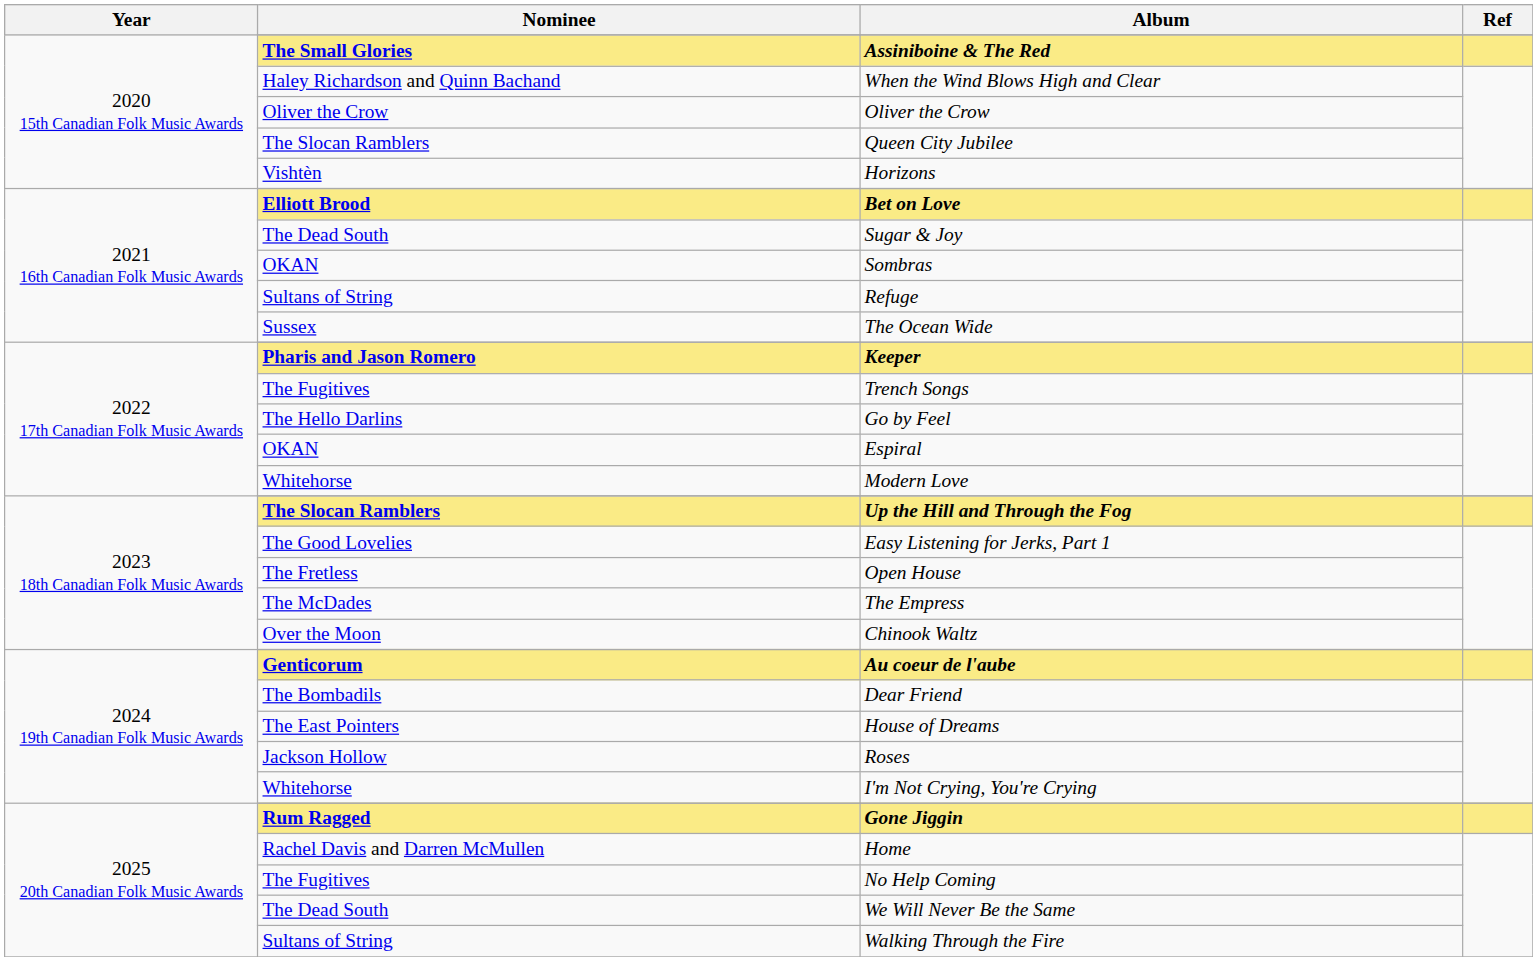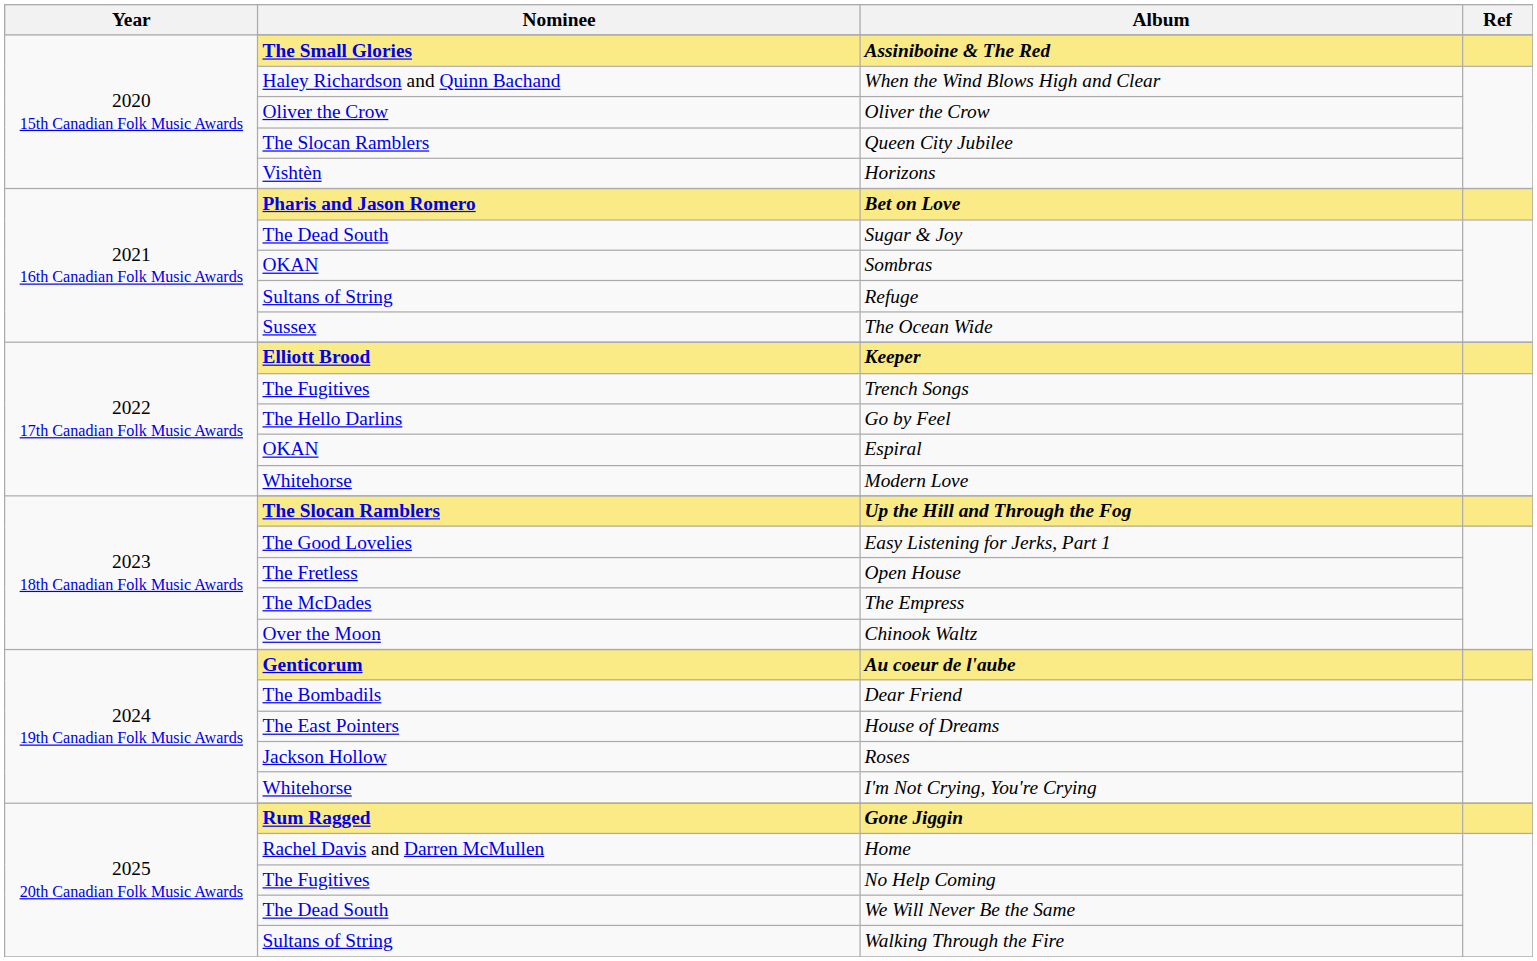(316, 204) Elliott Brood -> (369, 204) Pharis and Jason Romero
(369, 357) Pharis and Jason Romero -> (316, 357) Elliott Brood
